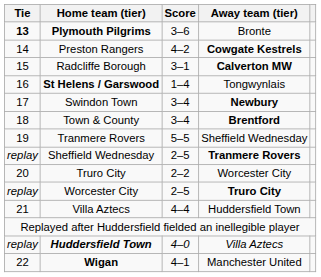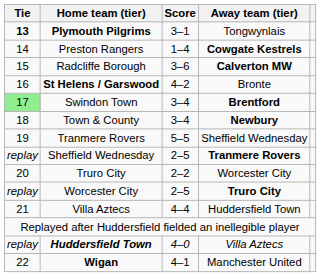(180, 31) 3–6 -> (180, 31) 3–1
(254, 31) Bronte -> (254, 31) Tongwynlais
(180, 48) 4–2 -> (180, 48) 1–4
(180, 66) 3–1 -> (180, 66) 3–6
(180, 84) 1–4 -> (180, 84) 4–2
(254, 84) Tongwynlais -> (254, 84) Bronte
(22, 102) no background -> (22, 102) lightgreen background
(254, 102) Newbury -> (254, 102) Brentford
(254, 120) Brentford -> (254, 120) Newbury
